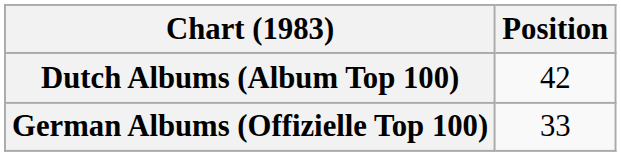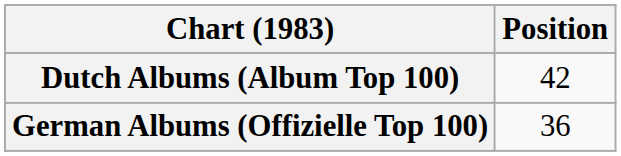(555, 126) 33 -> (555, 126) 36
